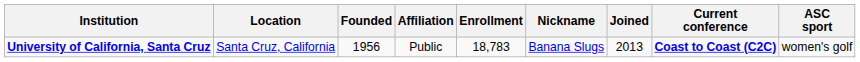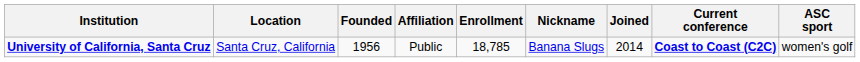(491, 47) 18,783 -> (491, 47) 18,785
(629, 47) 2013 -> (629, 47) 2014
